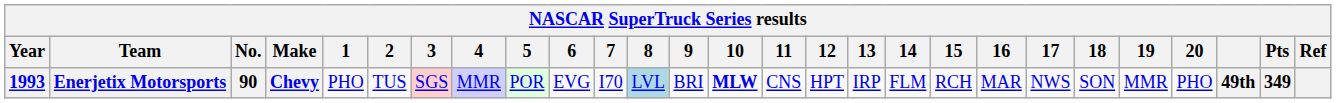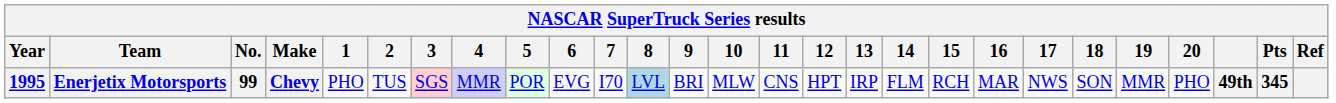(27, 82) 1993 -> (27, 82) 1995
(248, 82) 90 -> (248, 82) 99
(735, 82) bold -> (734, 82) normal
(1277, 82) 349 -> (1275, 82) 345
